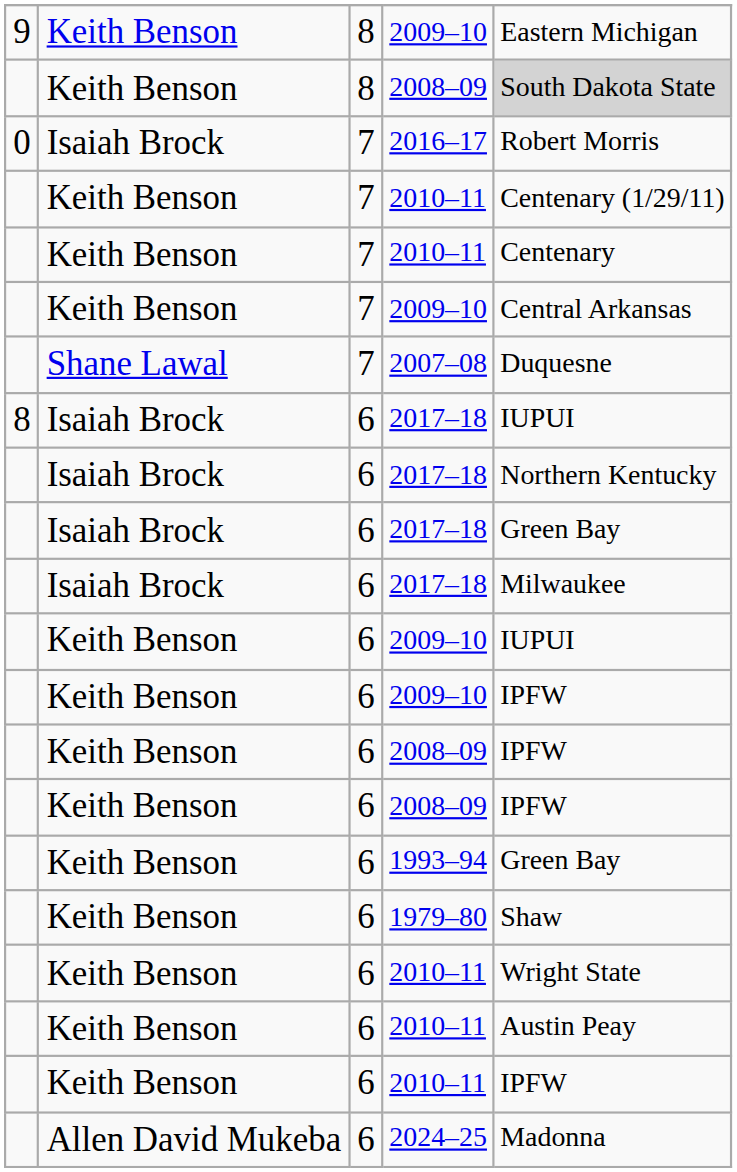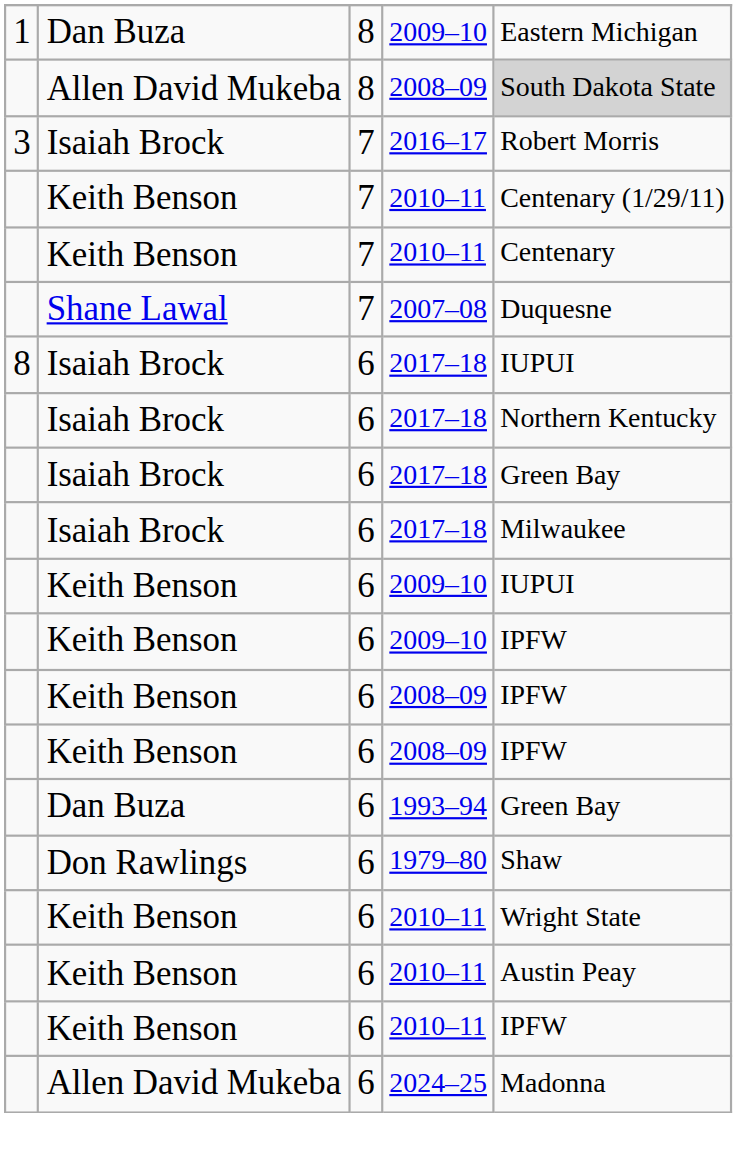(22, 32) 9 -> (22, 32) 1
(142, 32) Keith Benson -> (116, 32) Dan Buza
(142, 87) Keith Benson -> (194, 87) Allen David Mukeba
(22, 142) 0 -> (22, 142) 3
- row: (366, 308)
(142, 861) Keith Benson -> (116, 806) Dan Buza
(142, 917) Keith Benson -> (147, 861) Don Rawlings
